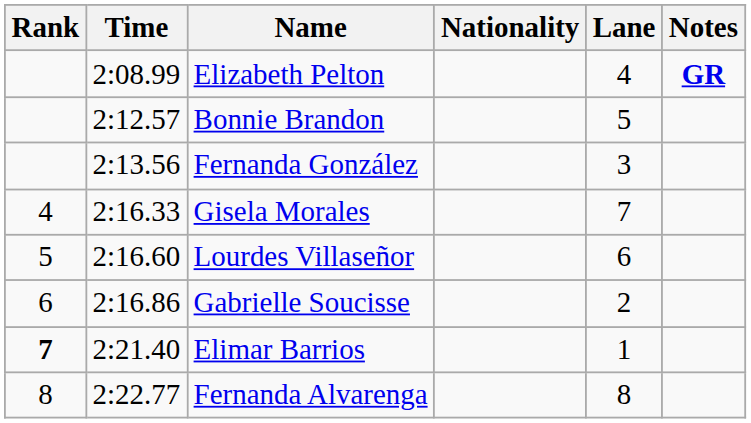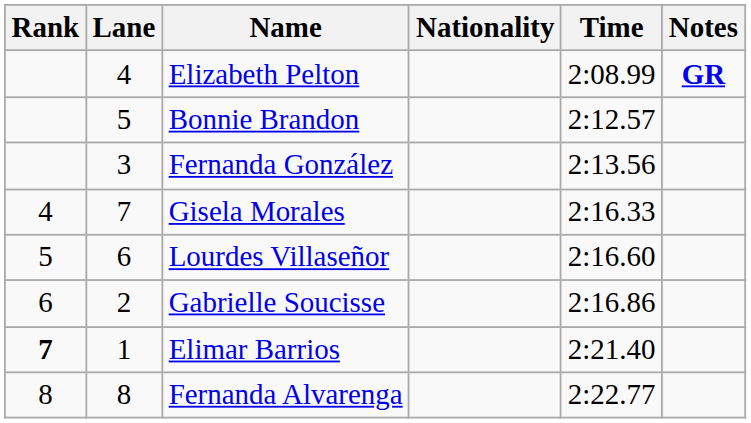columns swapped: (624, 27) <-> (136, 27)
